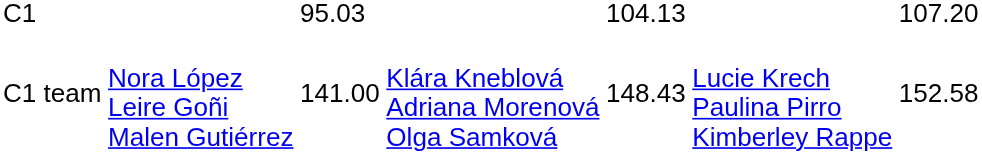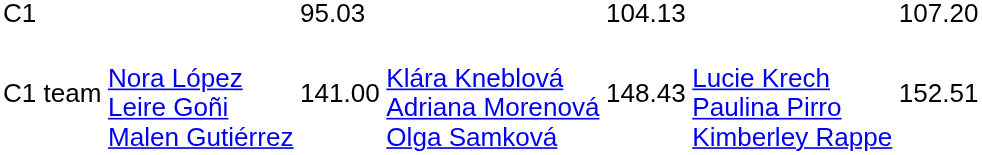(939, 93) 152.58 -> (939, 93) 152.51
